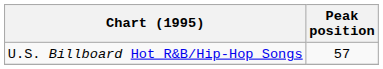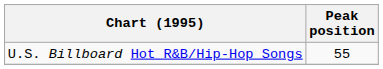(342, 54) 57 -> (342, 54) 55
